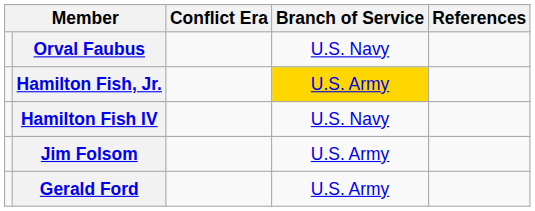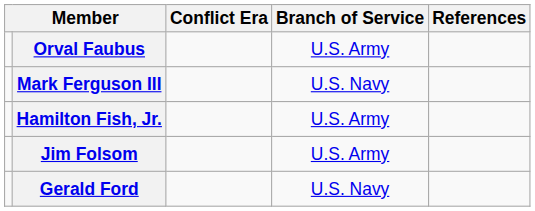(350, 49) U.S. Navy -> (350, 49) U.S. Army
+ row: (89, 84)
(350, 84) gold background -> (350, 119) no background
- row: (89, 119)
(350, 189) U.S. Army -> (350, 189) U.S. Navy
